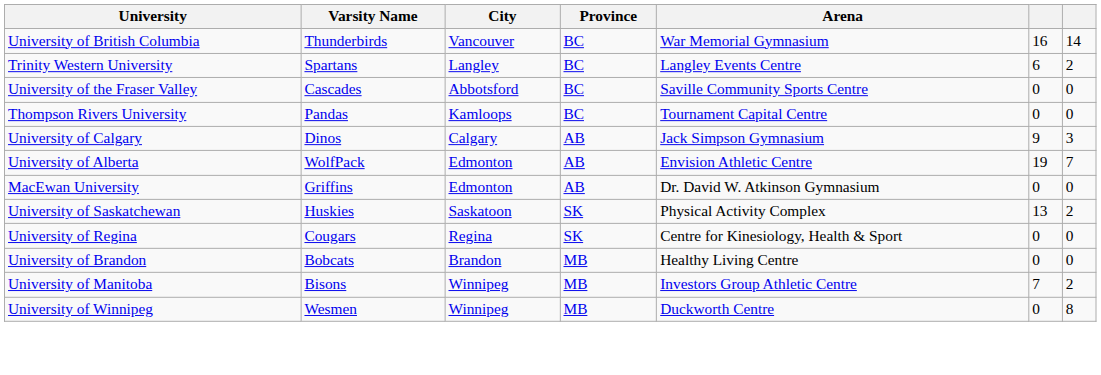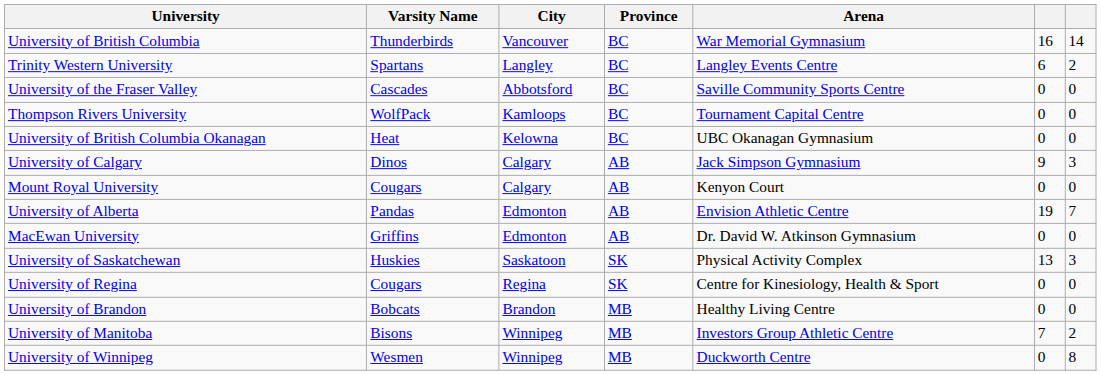(326, 114) Pandas -> (400, 114) WolfPack
+ row: (137, 138)
+ row: (83, 187)
(335, 162) WolfPack -> (392, 211) Pandas
(1069, 211) 2 -> (1072, 260) 3
